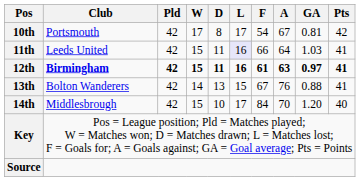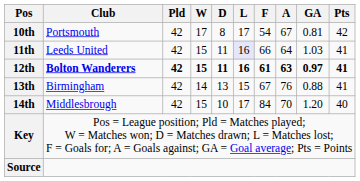(77, 68) Birmingham -> (91, 68) Bolton Wanderers
(88, 86) Bolton Wanderers -> (75, 86) Birmingham
